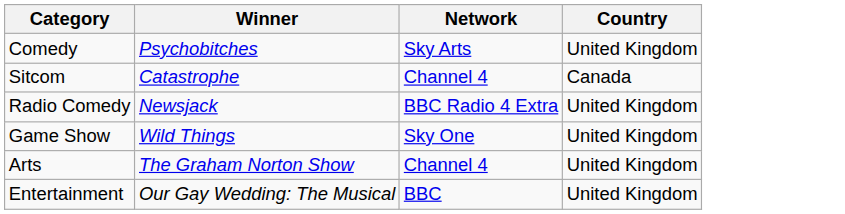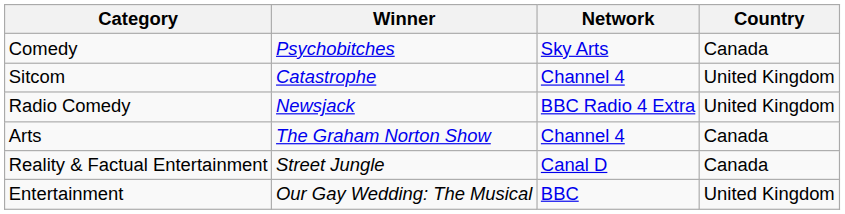(632, 48) United Kingdom -> (736, 48) Canada
(599, 77) Canada -> (769, 77) United Kingdom
- row: (59, 135)
(632, 164) United Kingdom -> (736, 135) Canada
+ row: (138, 164)
